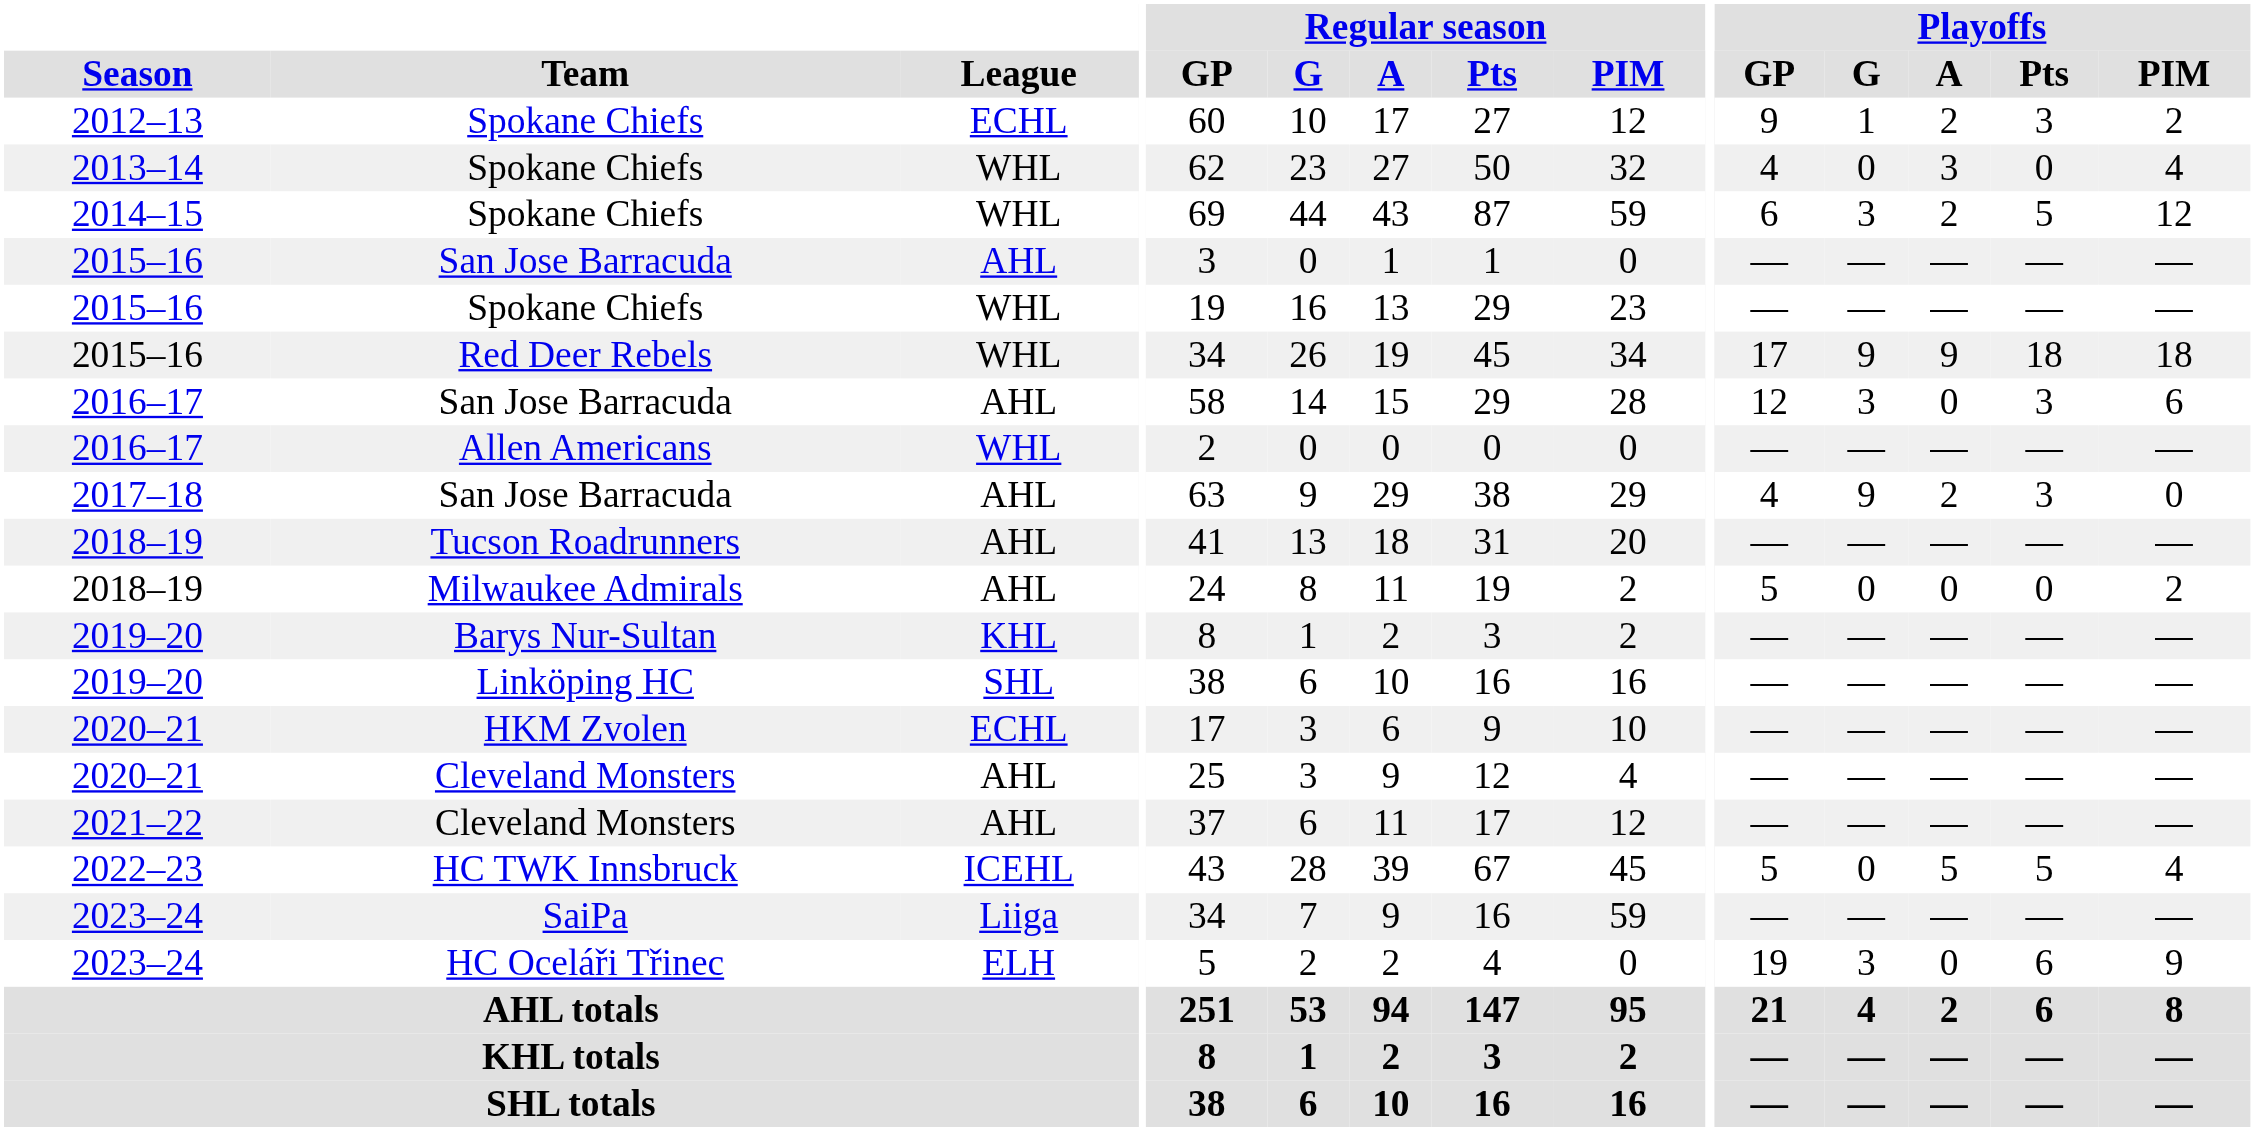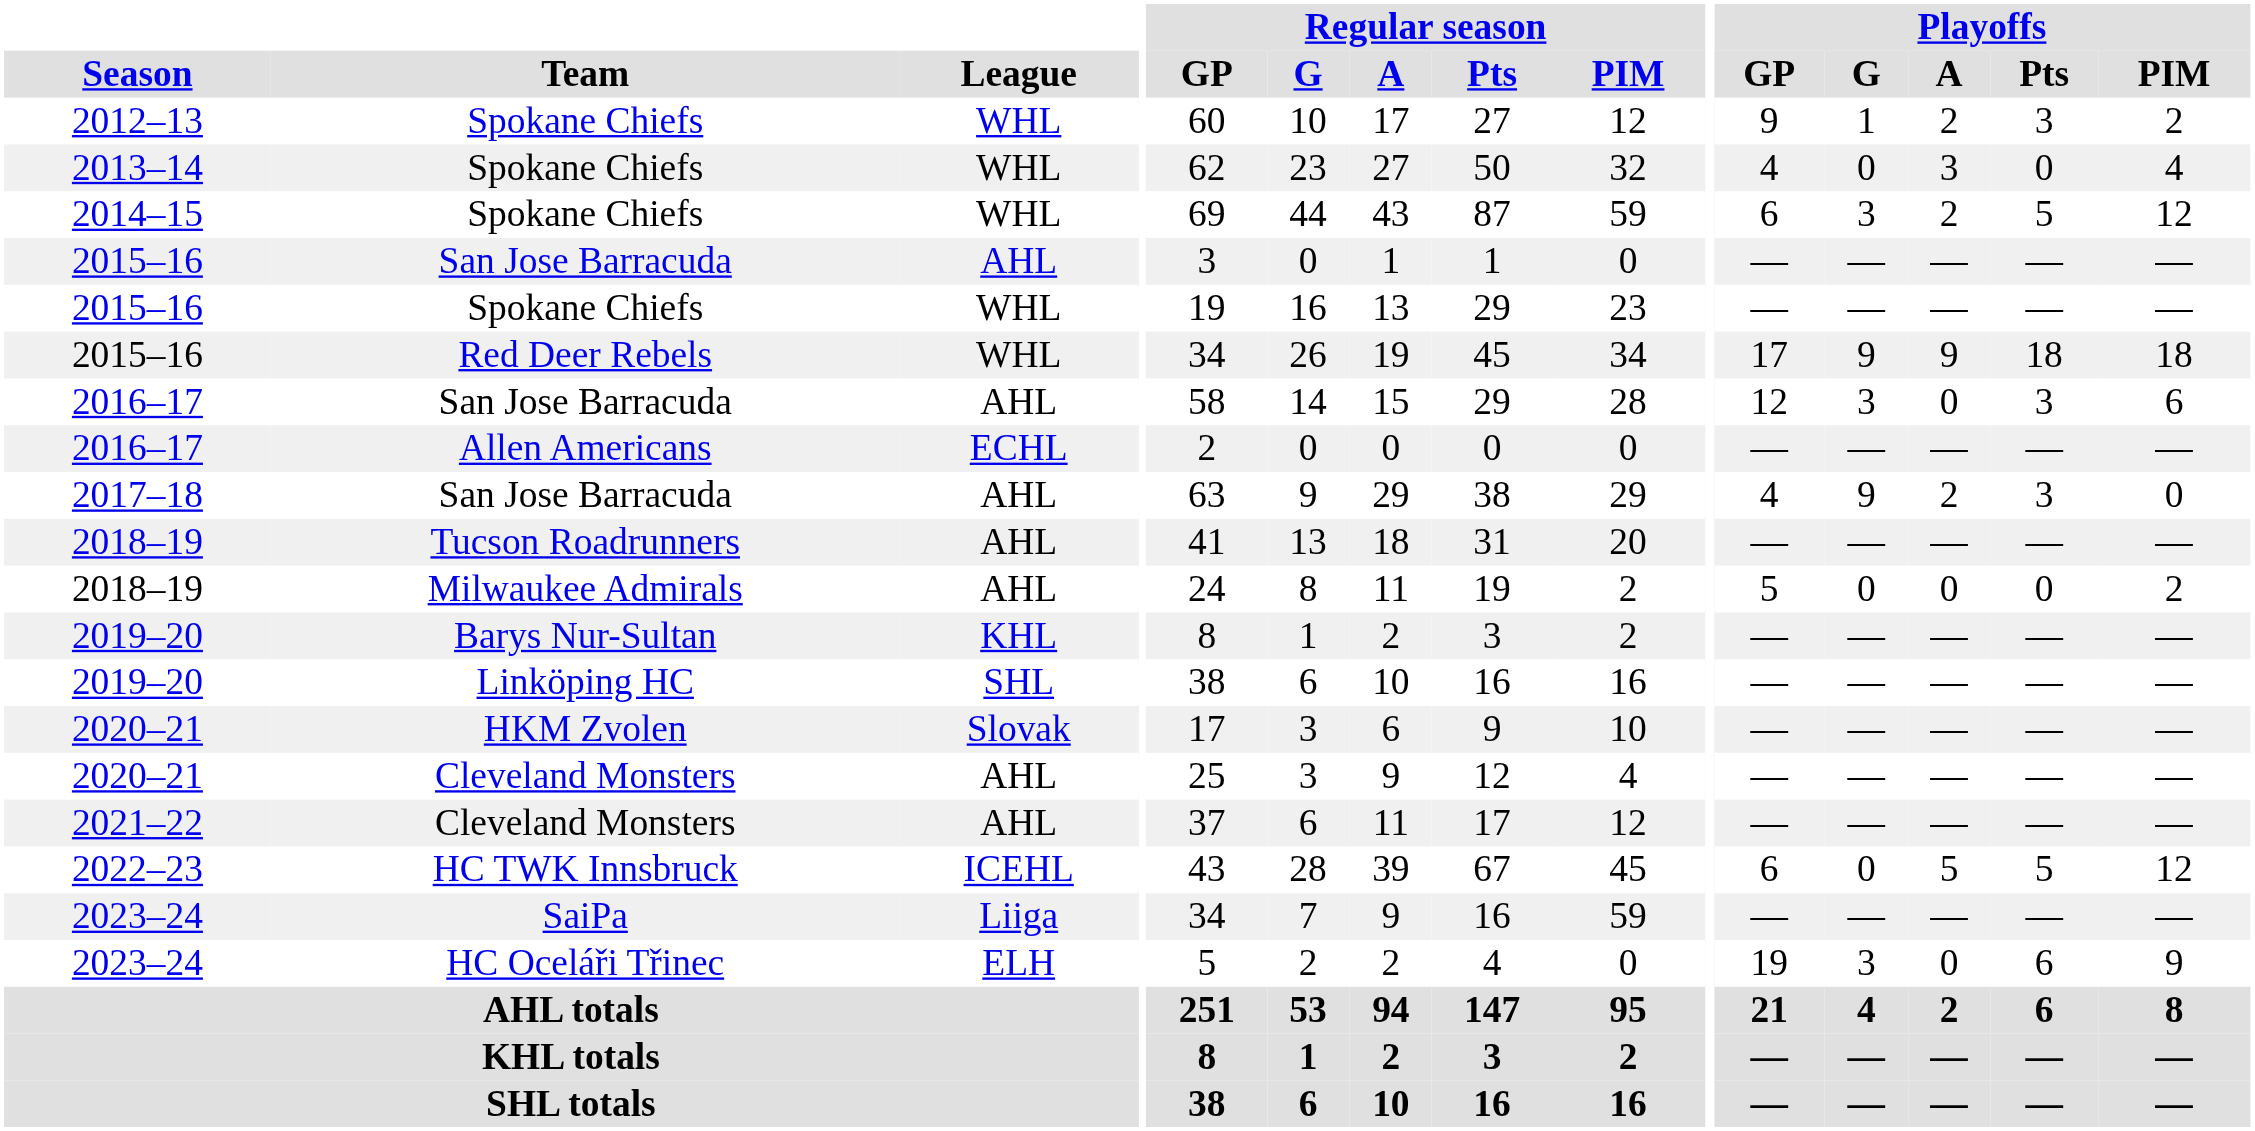(1019, 120) ECHL -> (1019, 120) WHL
(1019, 447) WHL -> (1019, 447) ECHL
(1019, 728) ECHL -> (1019, 728) Slovak
(1769, 869) 5 -> (1769, 869) 6
(2174, 869) 4 -> (2174, 869) 12
